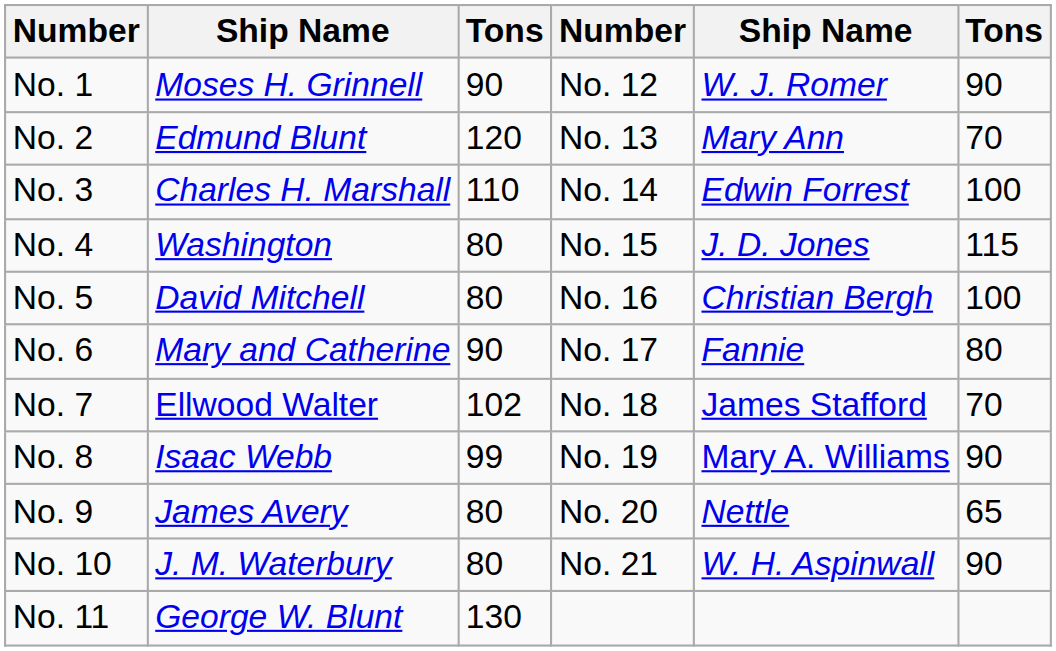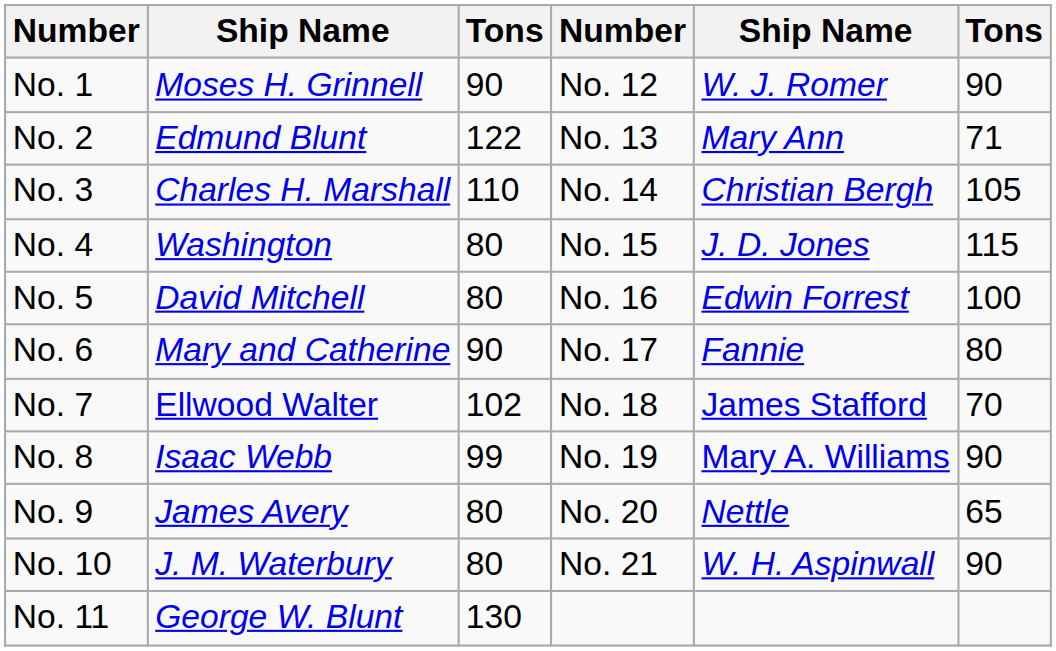(494, 137) 120 -> (494, 137) 122
(984, 137) 70 -> (984, 137) 71
(805, 191) Edwin Forrest -> (817, 191) Christian Bergh
(993, 191) 100 -> (993, 191) 105
(817, 297) Christian Bergh -> (805, 297) Edwin Forrest
